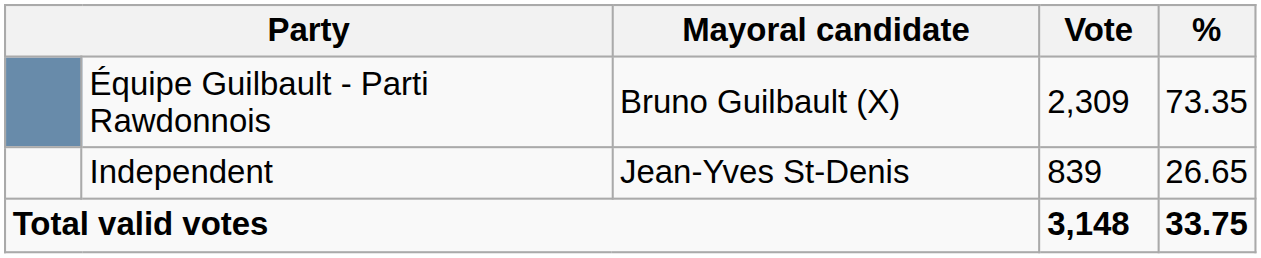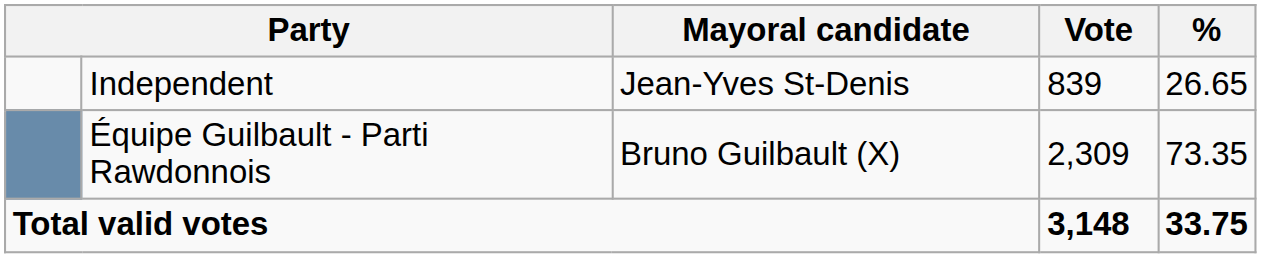rows swapped: (259, 101) <-> (181, 172)
